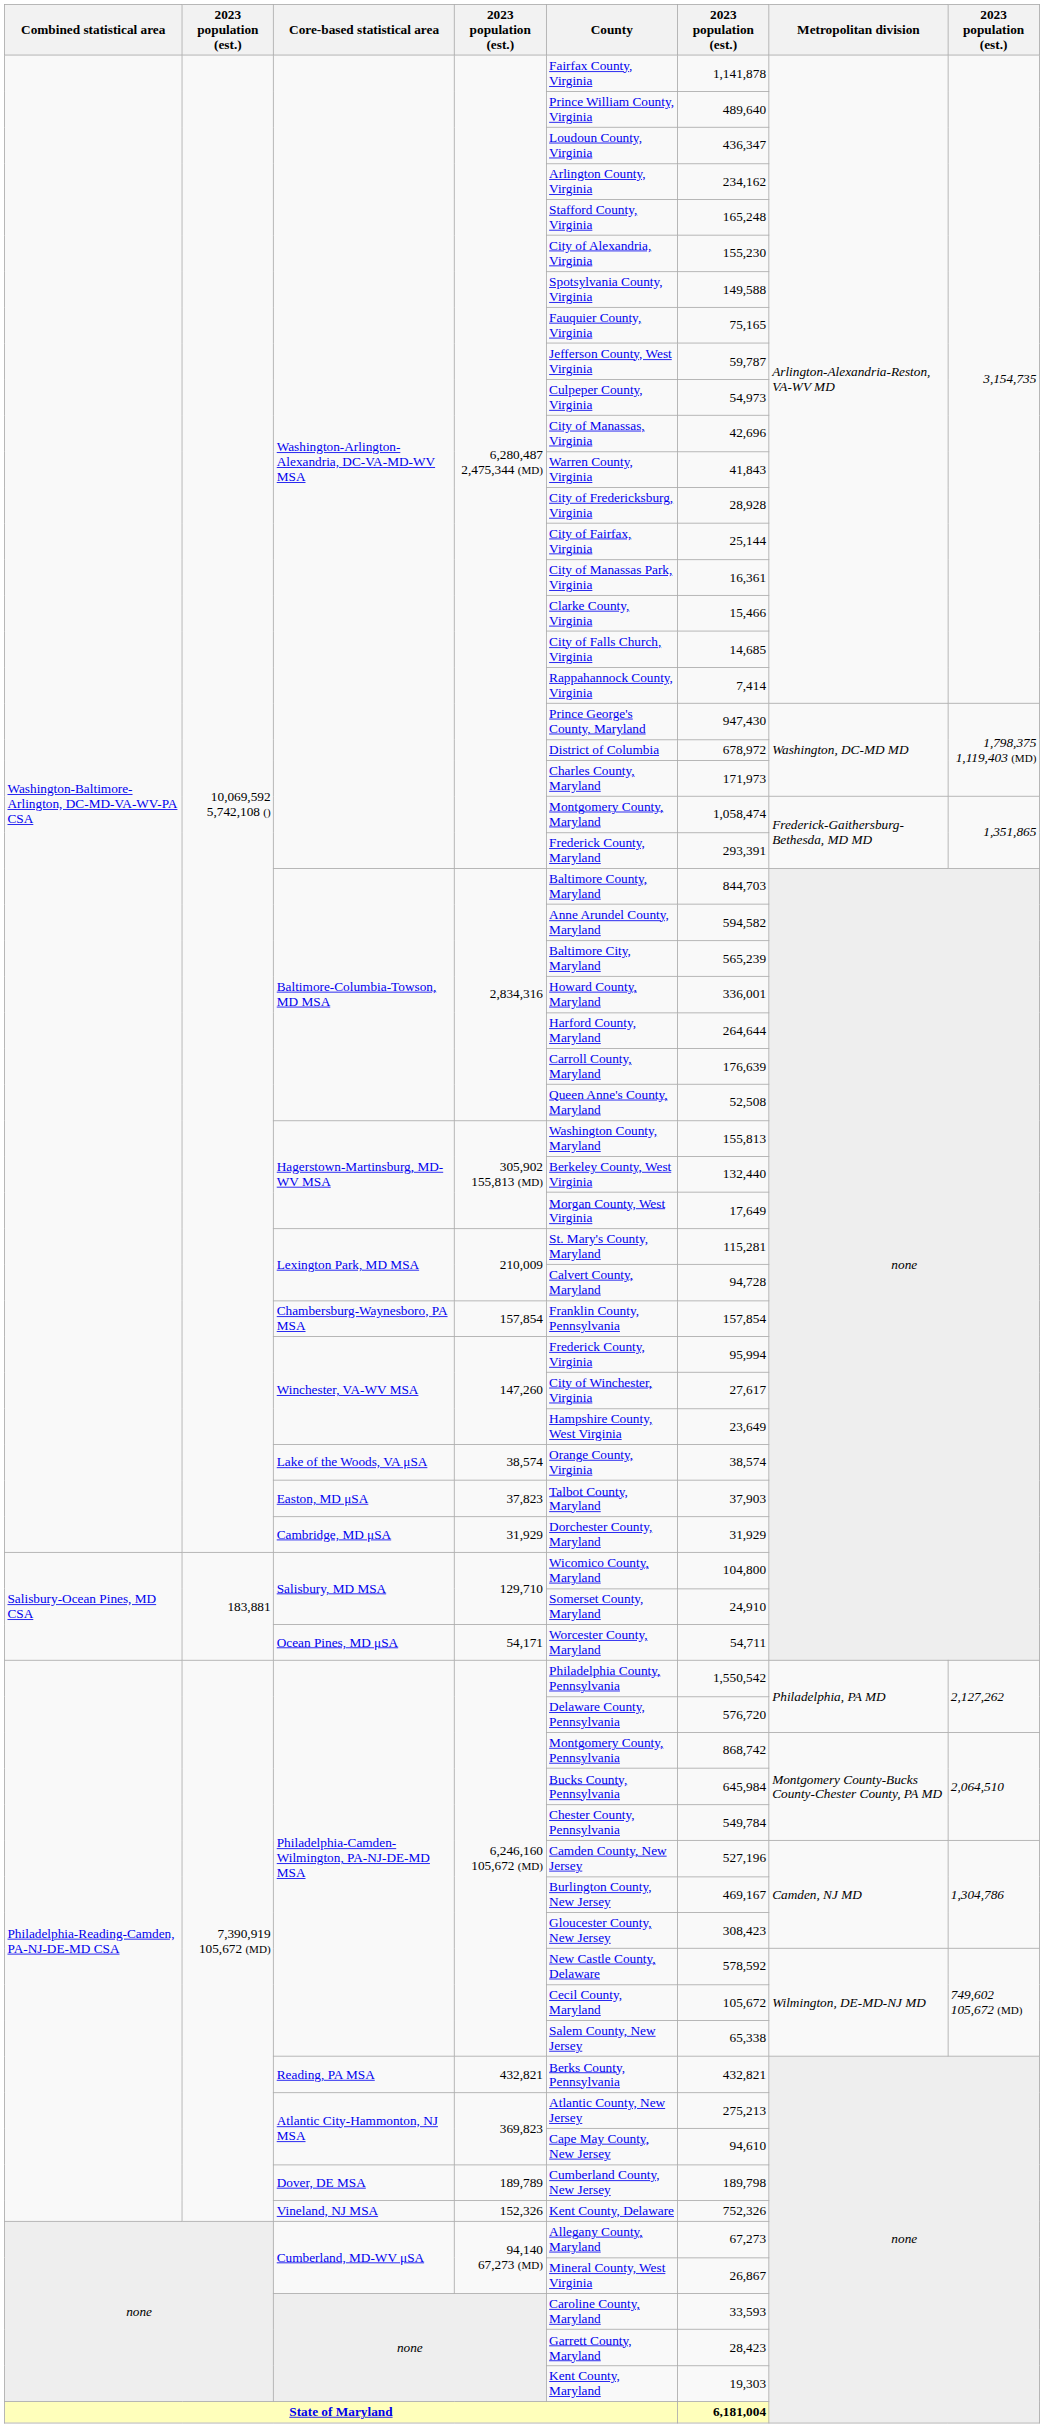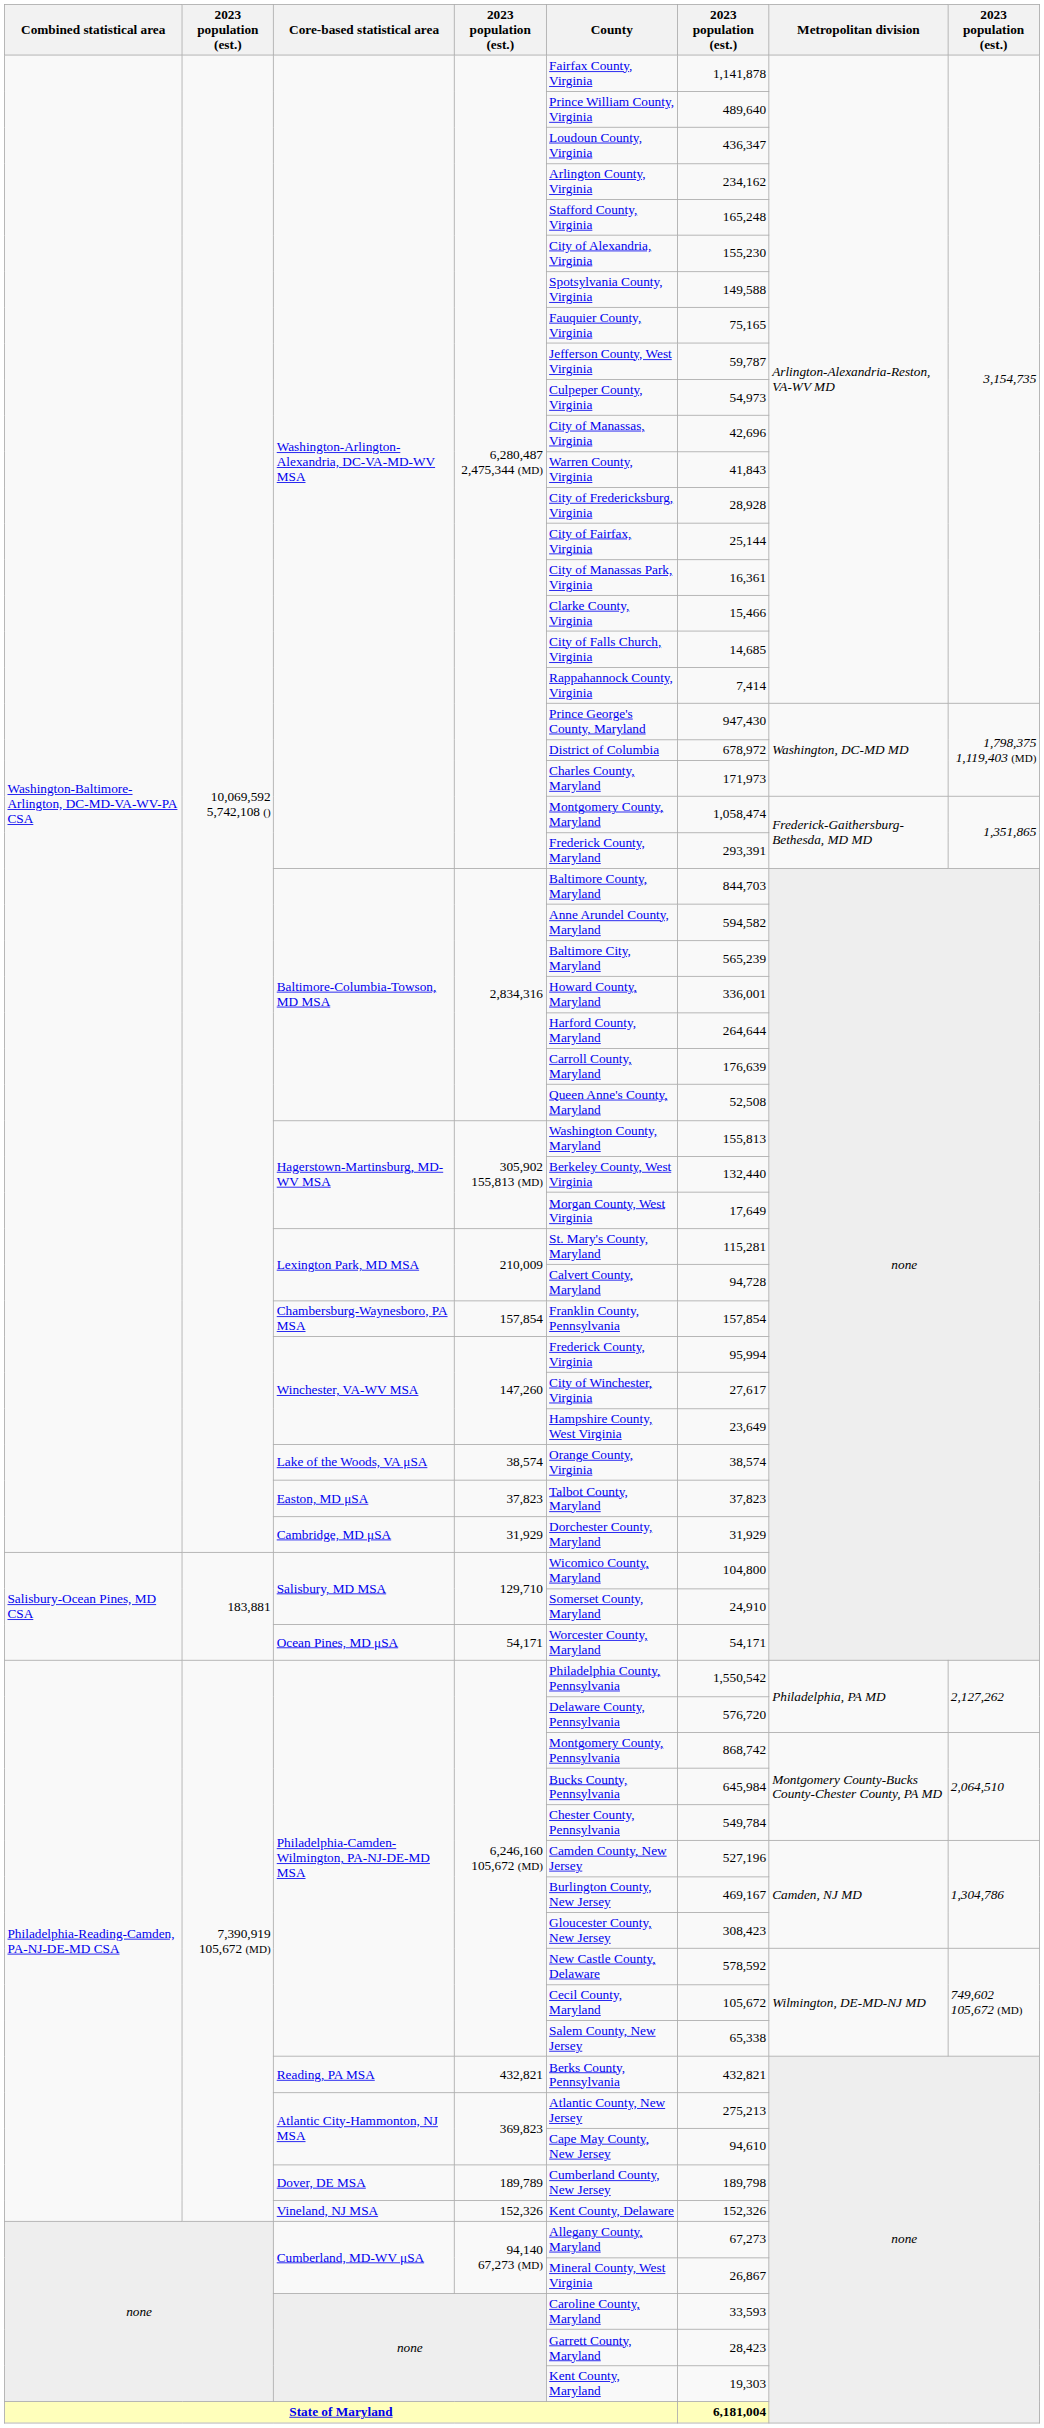(748, 1498) 37,903 -> (748, 1498) 37,823
(748, 1642) 54,711 -> (748, 1642) 54,171
(744, 2211) 752,326 -> (744, 2211) 152,326
